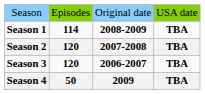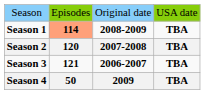(71, 30) no background -> (71, 30) lightsalmon background
(71, 64) 120 -> (71, 64) 121
